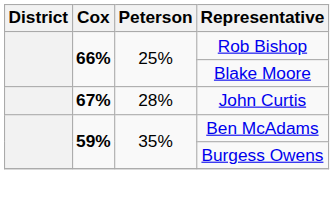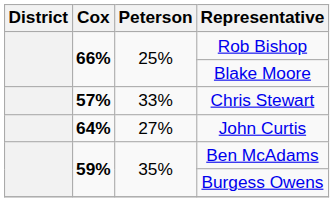+ row: (262, 100)
(93, 100) 67% -> (93, 127) 64%
(156, 100) 28% -> (156, 127) 27%
